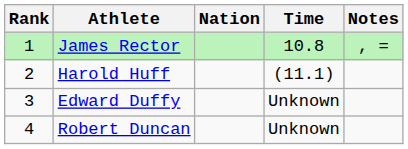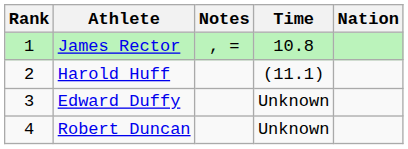columns swapped: (229, 19) <-> (373, 19)
